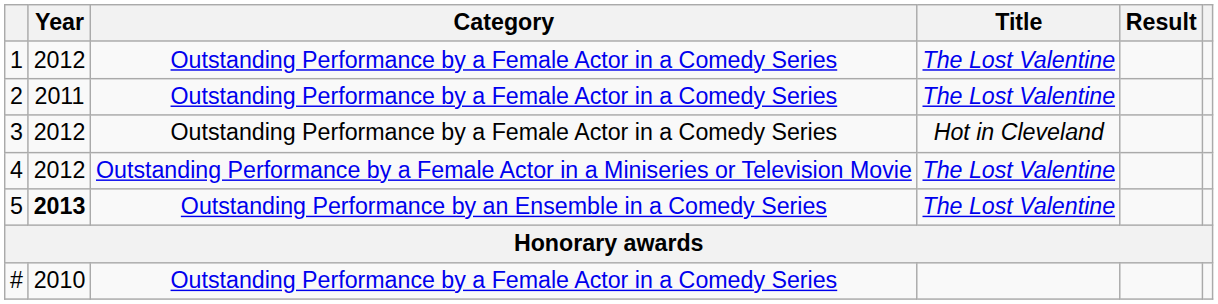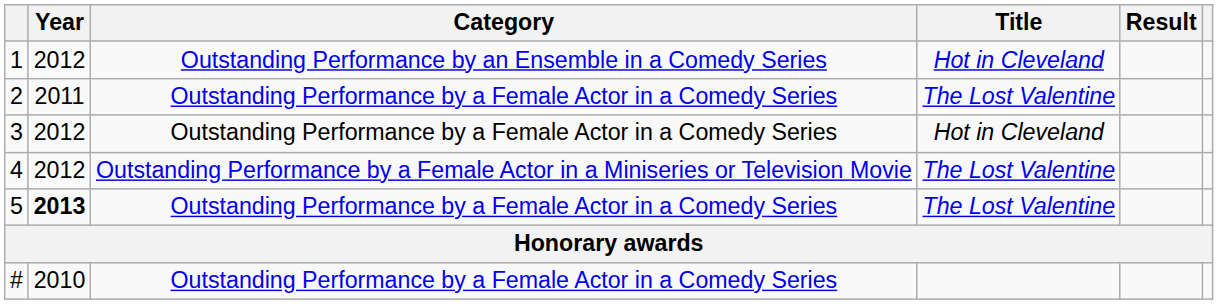(504, 59) Outstanding Performance by a Female Actor in a Comedy Series -> (504, 59) Outstanding Performance by an Ensemble in a Comedy Series
(1019, 59) The Lost Valentine -> (1019, 59) Hot in Cleveland
(504, 206) Outstanding Performance by an Ensemble in a Comedy Series -> (504, 206) Outstanding Performance by a Female Actor in a Comedy Series
